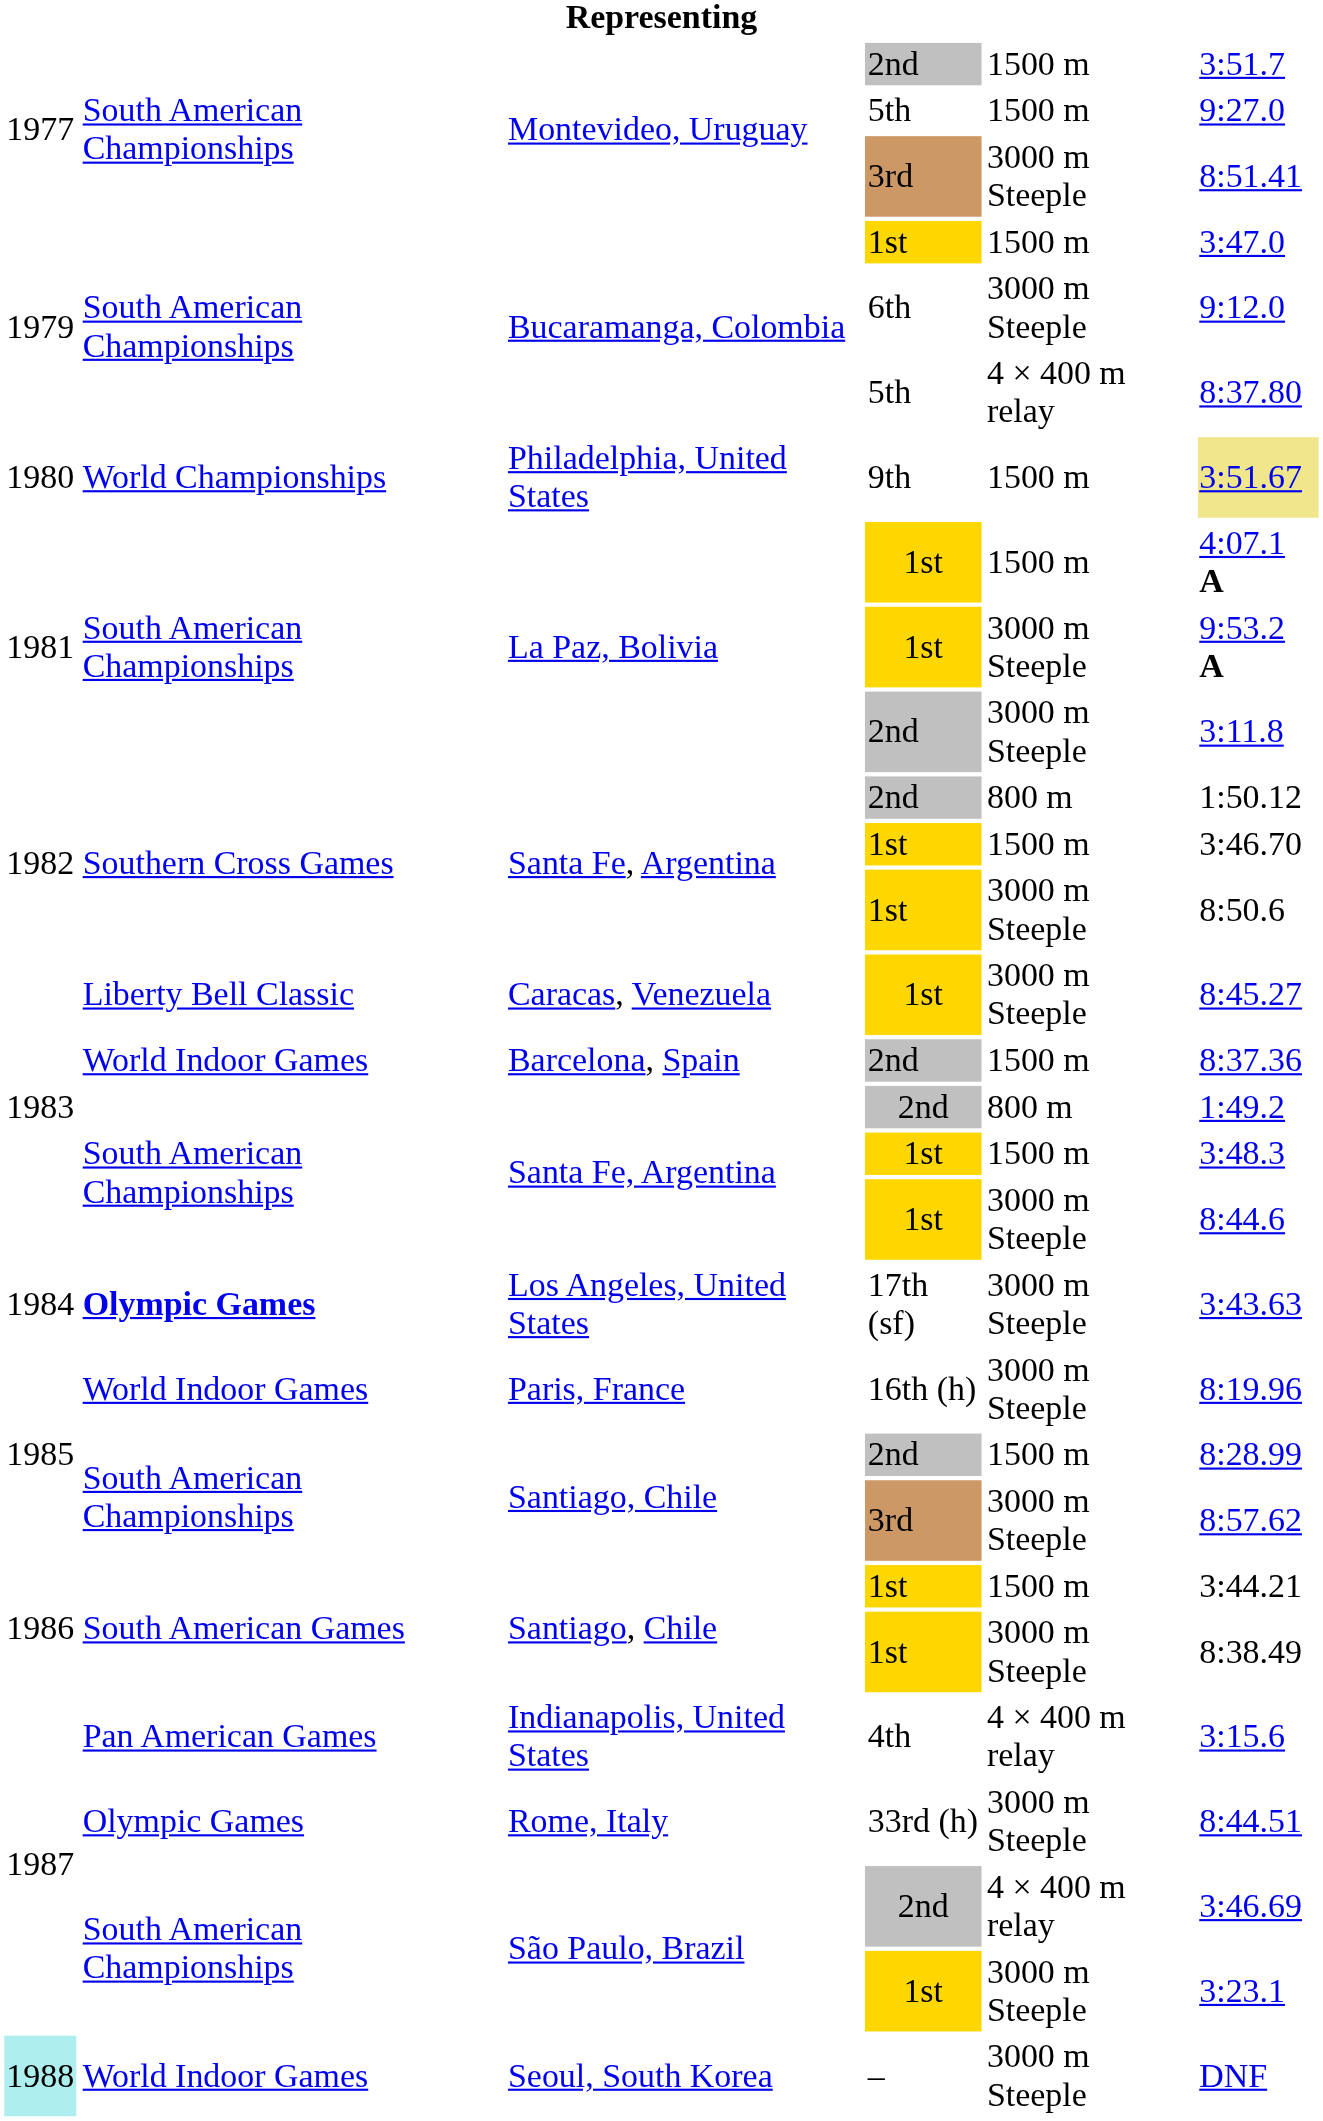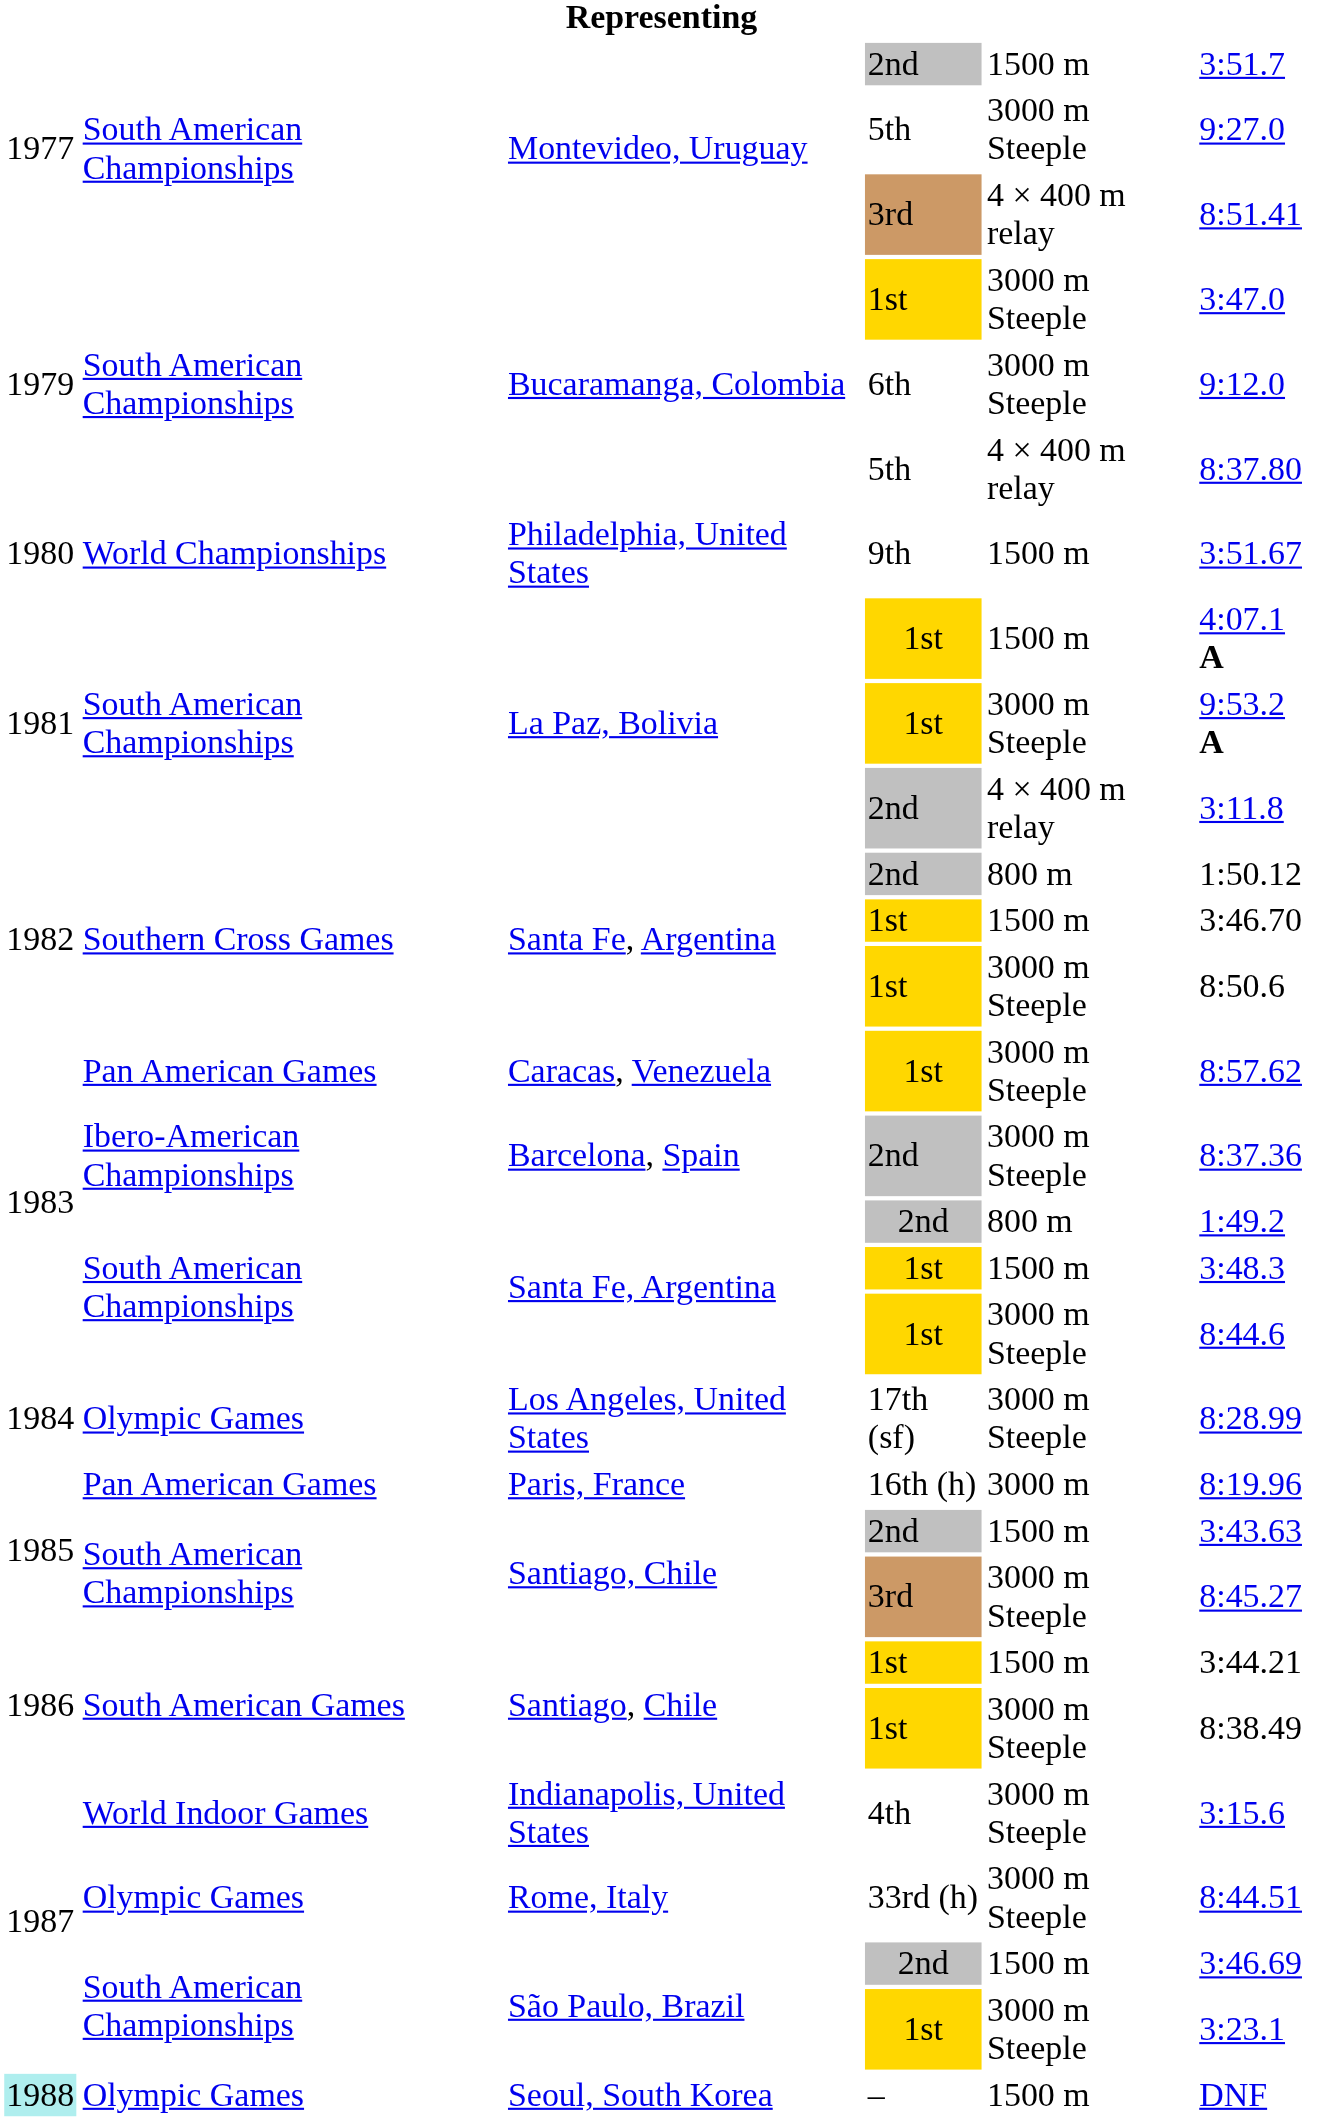(1038, 110) 1500 m -> (1038, 129) 3000 m Steeple
(1038, 175) 3000 m Steeple -> (1056, 214) 4 × 400 m relay
(1038, 241) 1500 m -> (1038, 298) 3000 m Steeple
(1251, 476) khaki background -> (1251, 553) no background
(1038, 731) 3000 m Steeple -> (1056, 807) 4 × 400 m relay
(218, 994) Liberty Bell Classic -> (230, 1070) Pan American Games
(1251, 994) 8:45.27 -> (1251, 1070) 8:57.62
(225, 1059) World Indoor Games -> (191, 1155) Ibero-American Championships
(1038, 1059) 1500 m -> (1038, 1155) 3000 m Steeple
(199, 1303) bold -> (193, 1418) normal
(1251, 1303) 3:43.63 -> (1251, 1418) 8:28.99
(225, 1388) World Indoor Games -> (230, 1483) Pan American Games
(1038, 1388) 3000 m Steeple -> (1038, 1483) 3000 m
(1251, 1454) 8:28.99 -> (1251, 1530) 3:43.63
(1251, 1519) 8:57.62 -> (1251, 1596) 8:45.27
(230, 1736) Pan American Games -> (225, 1812) World Indoor Games
(1056, 1736) 4 × 400 m relay -> (1038, 1812) 3000 m Steeple
(1056, 1905) 4 × 400 m relay -> (1038, 1963) 1500 m
(225, 2075) World Indoor Games -> (193, 2094) Olympic Games
(1038, 2075) 3000 m Steeple -> (1038, 2094) 1500 m
